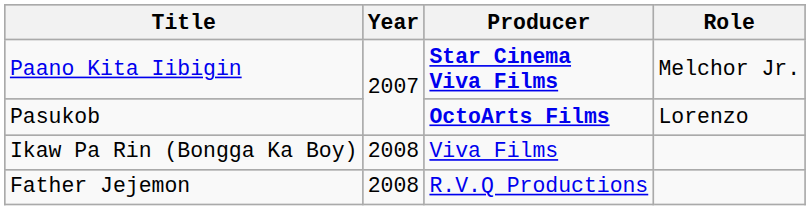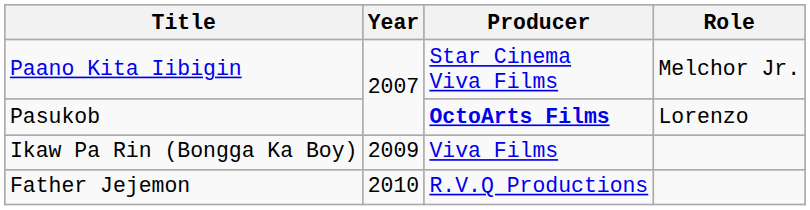(500, 70) bold -> (500, 70) normal
(393, 152) 2008 -> (393, 152) 2009
(393, 187) 2008 -> (393, 187) 2010
